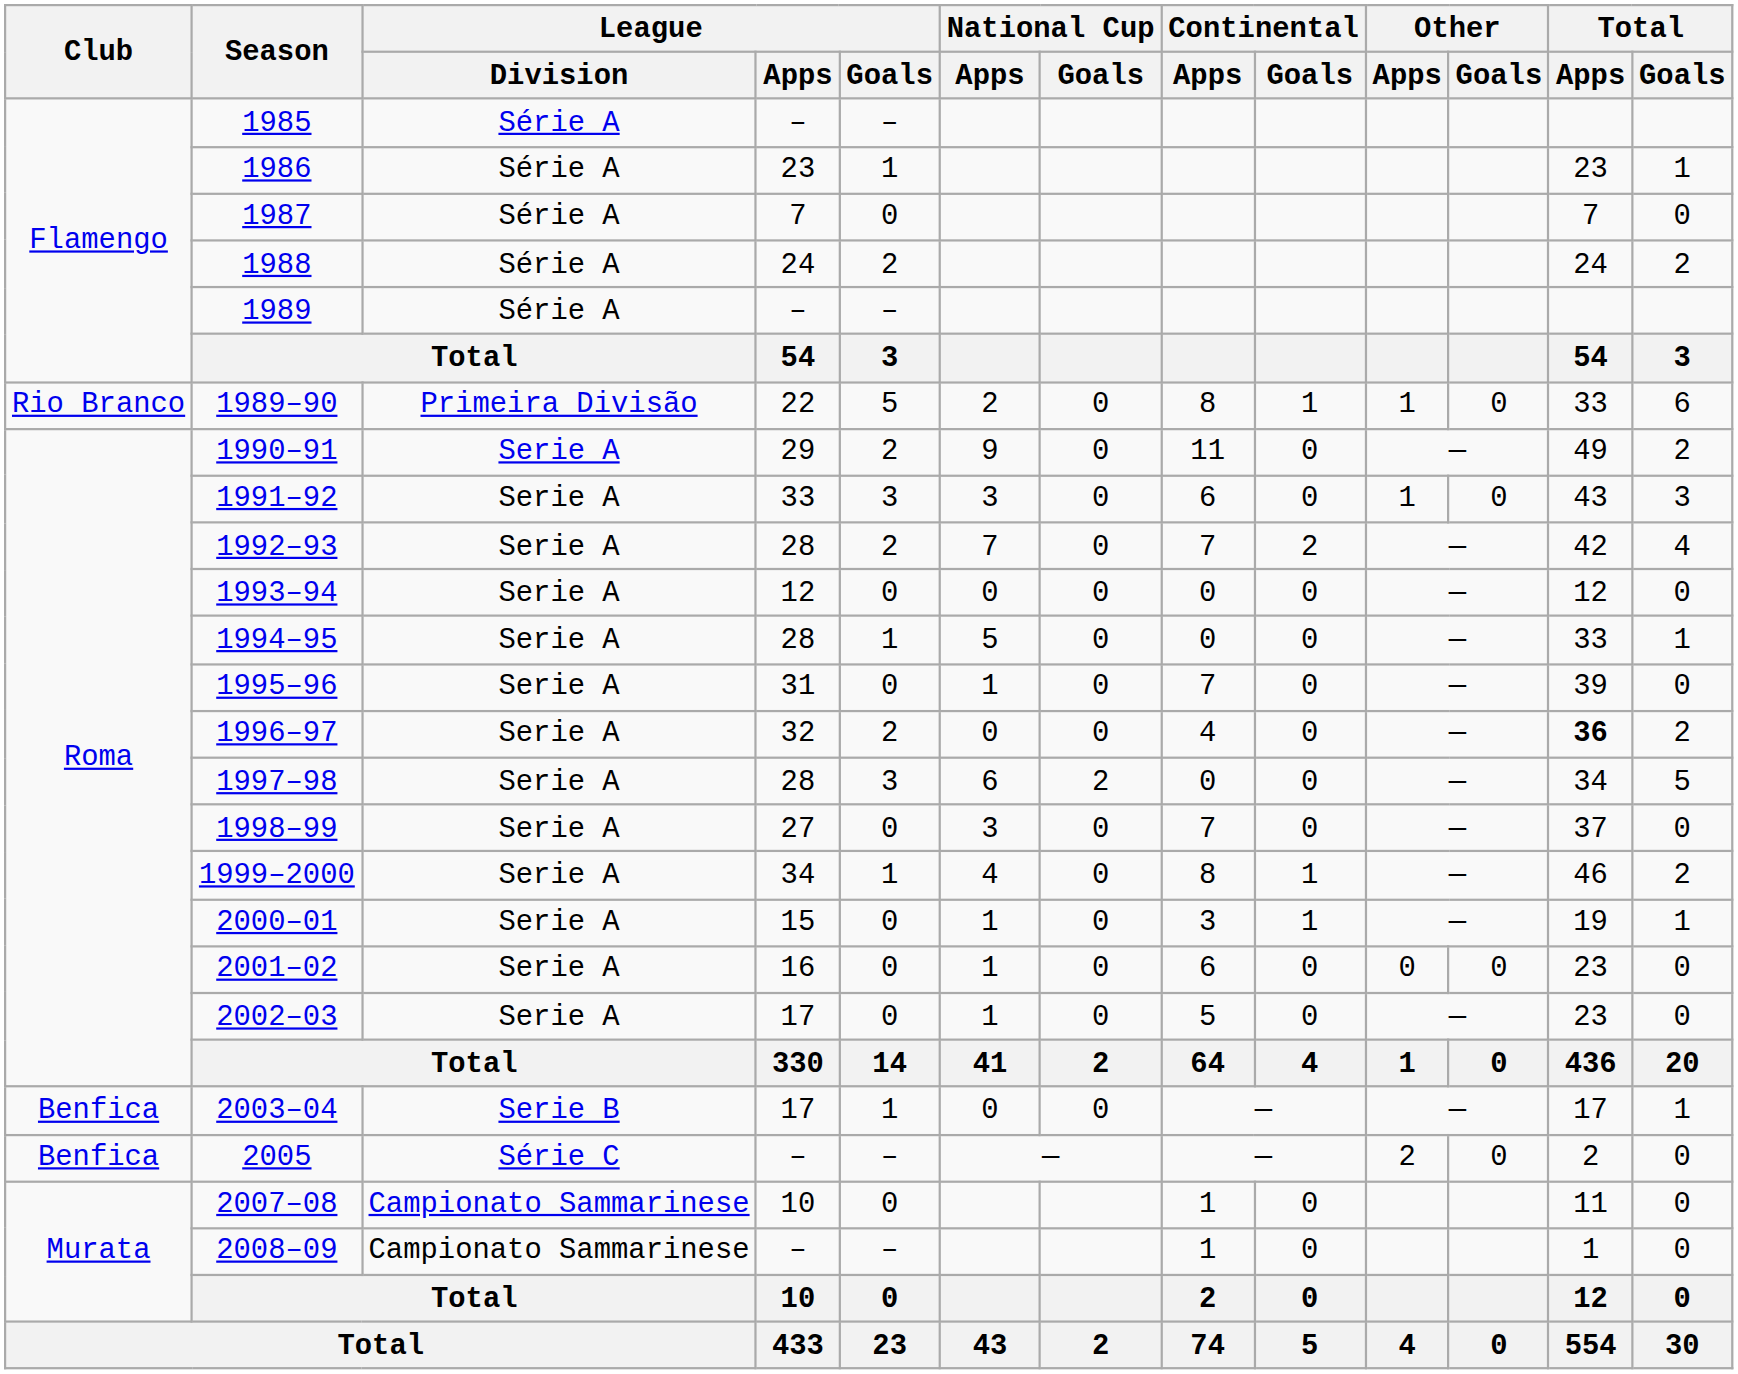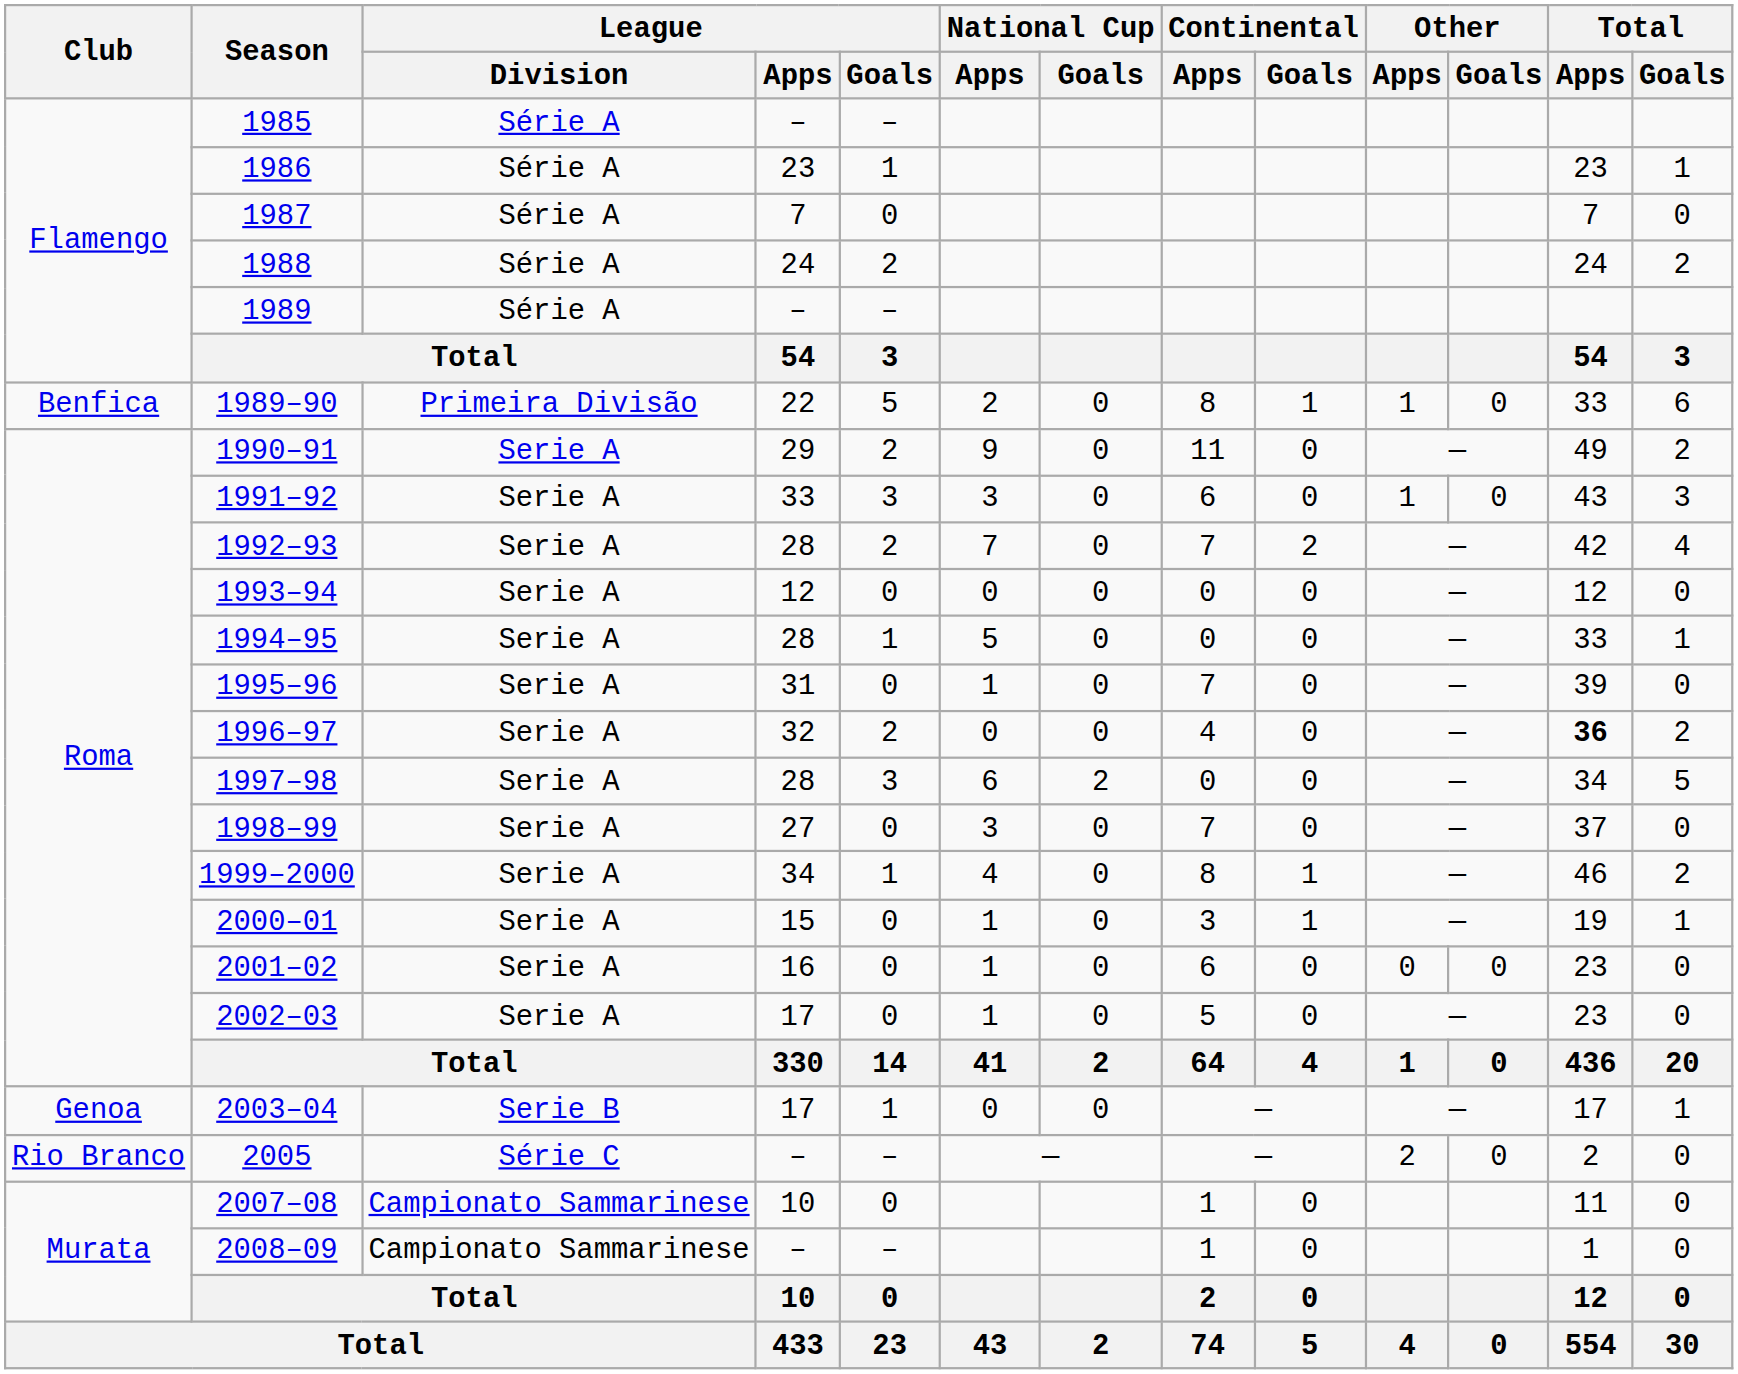(99, 405) Rio Branco -> (99, 405) Benfica
(99, 1110) Benfica -> (99, 1110) Genoa
(99, 1157) Benfica -> (99, 1157) Rio Branco
